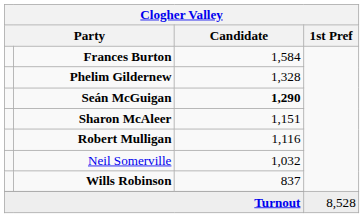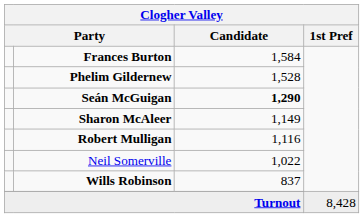(286, 77) 1,328 -> (286, 77) 1,528
(286, 118) 1,151 -> (286, 118) 1,149
(286, 160) 1,032 -> (286, 160) 1,022
(341, 202) 8,528 -> (341, 202) 8,428
